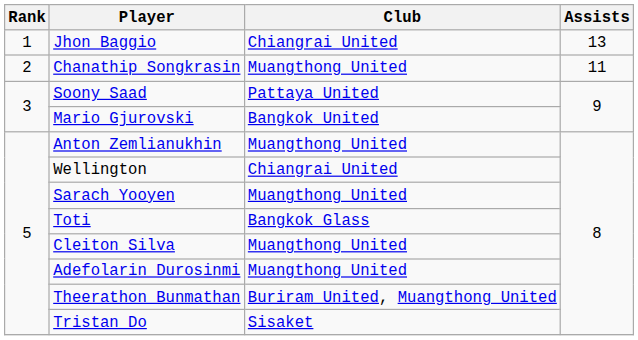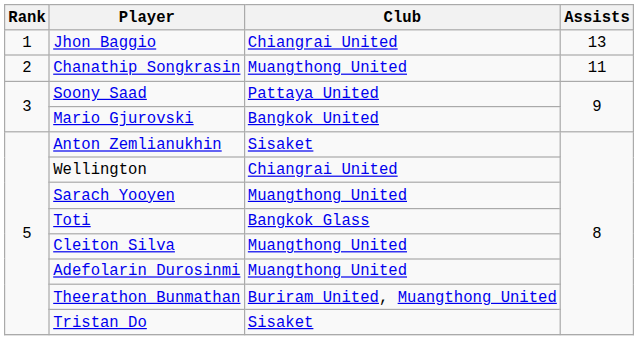(327, 144) Muangthong United -> (281, 144) Sisaket
